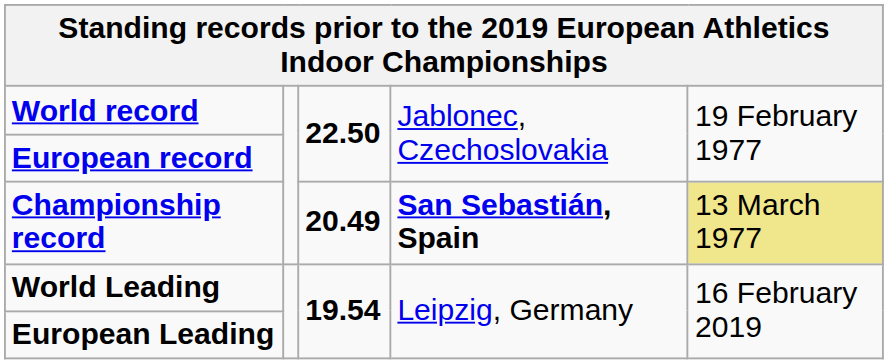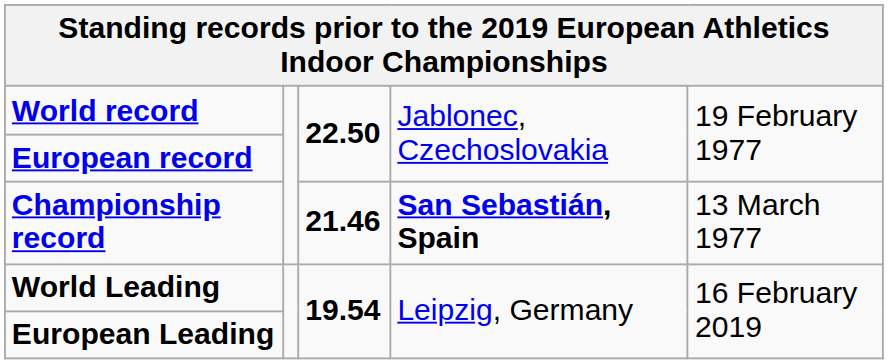(343, 222) 20.49 -> (343, 222) 21.46
(758, 222) khaki background -> (758, 222) no background
